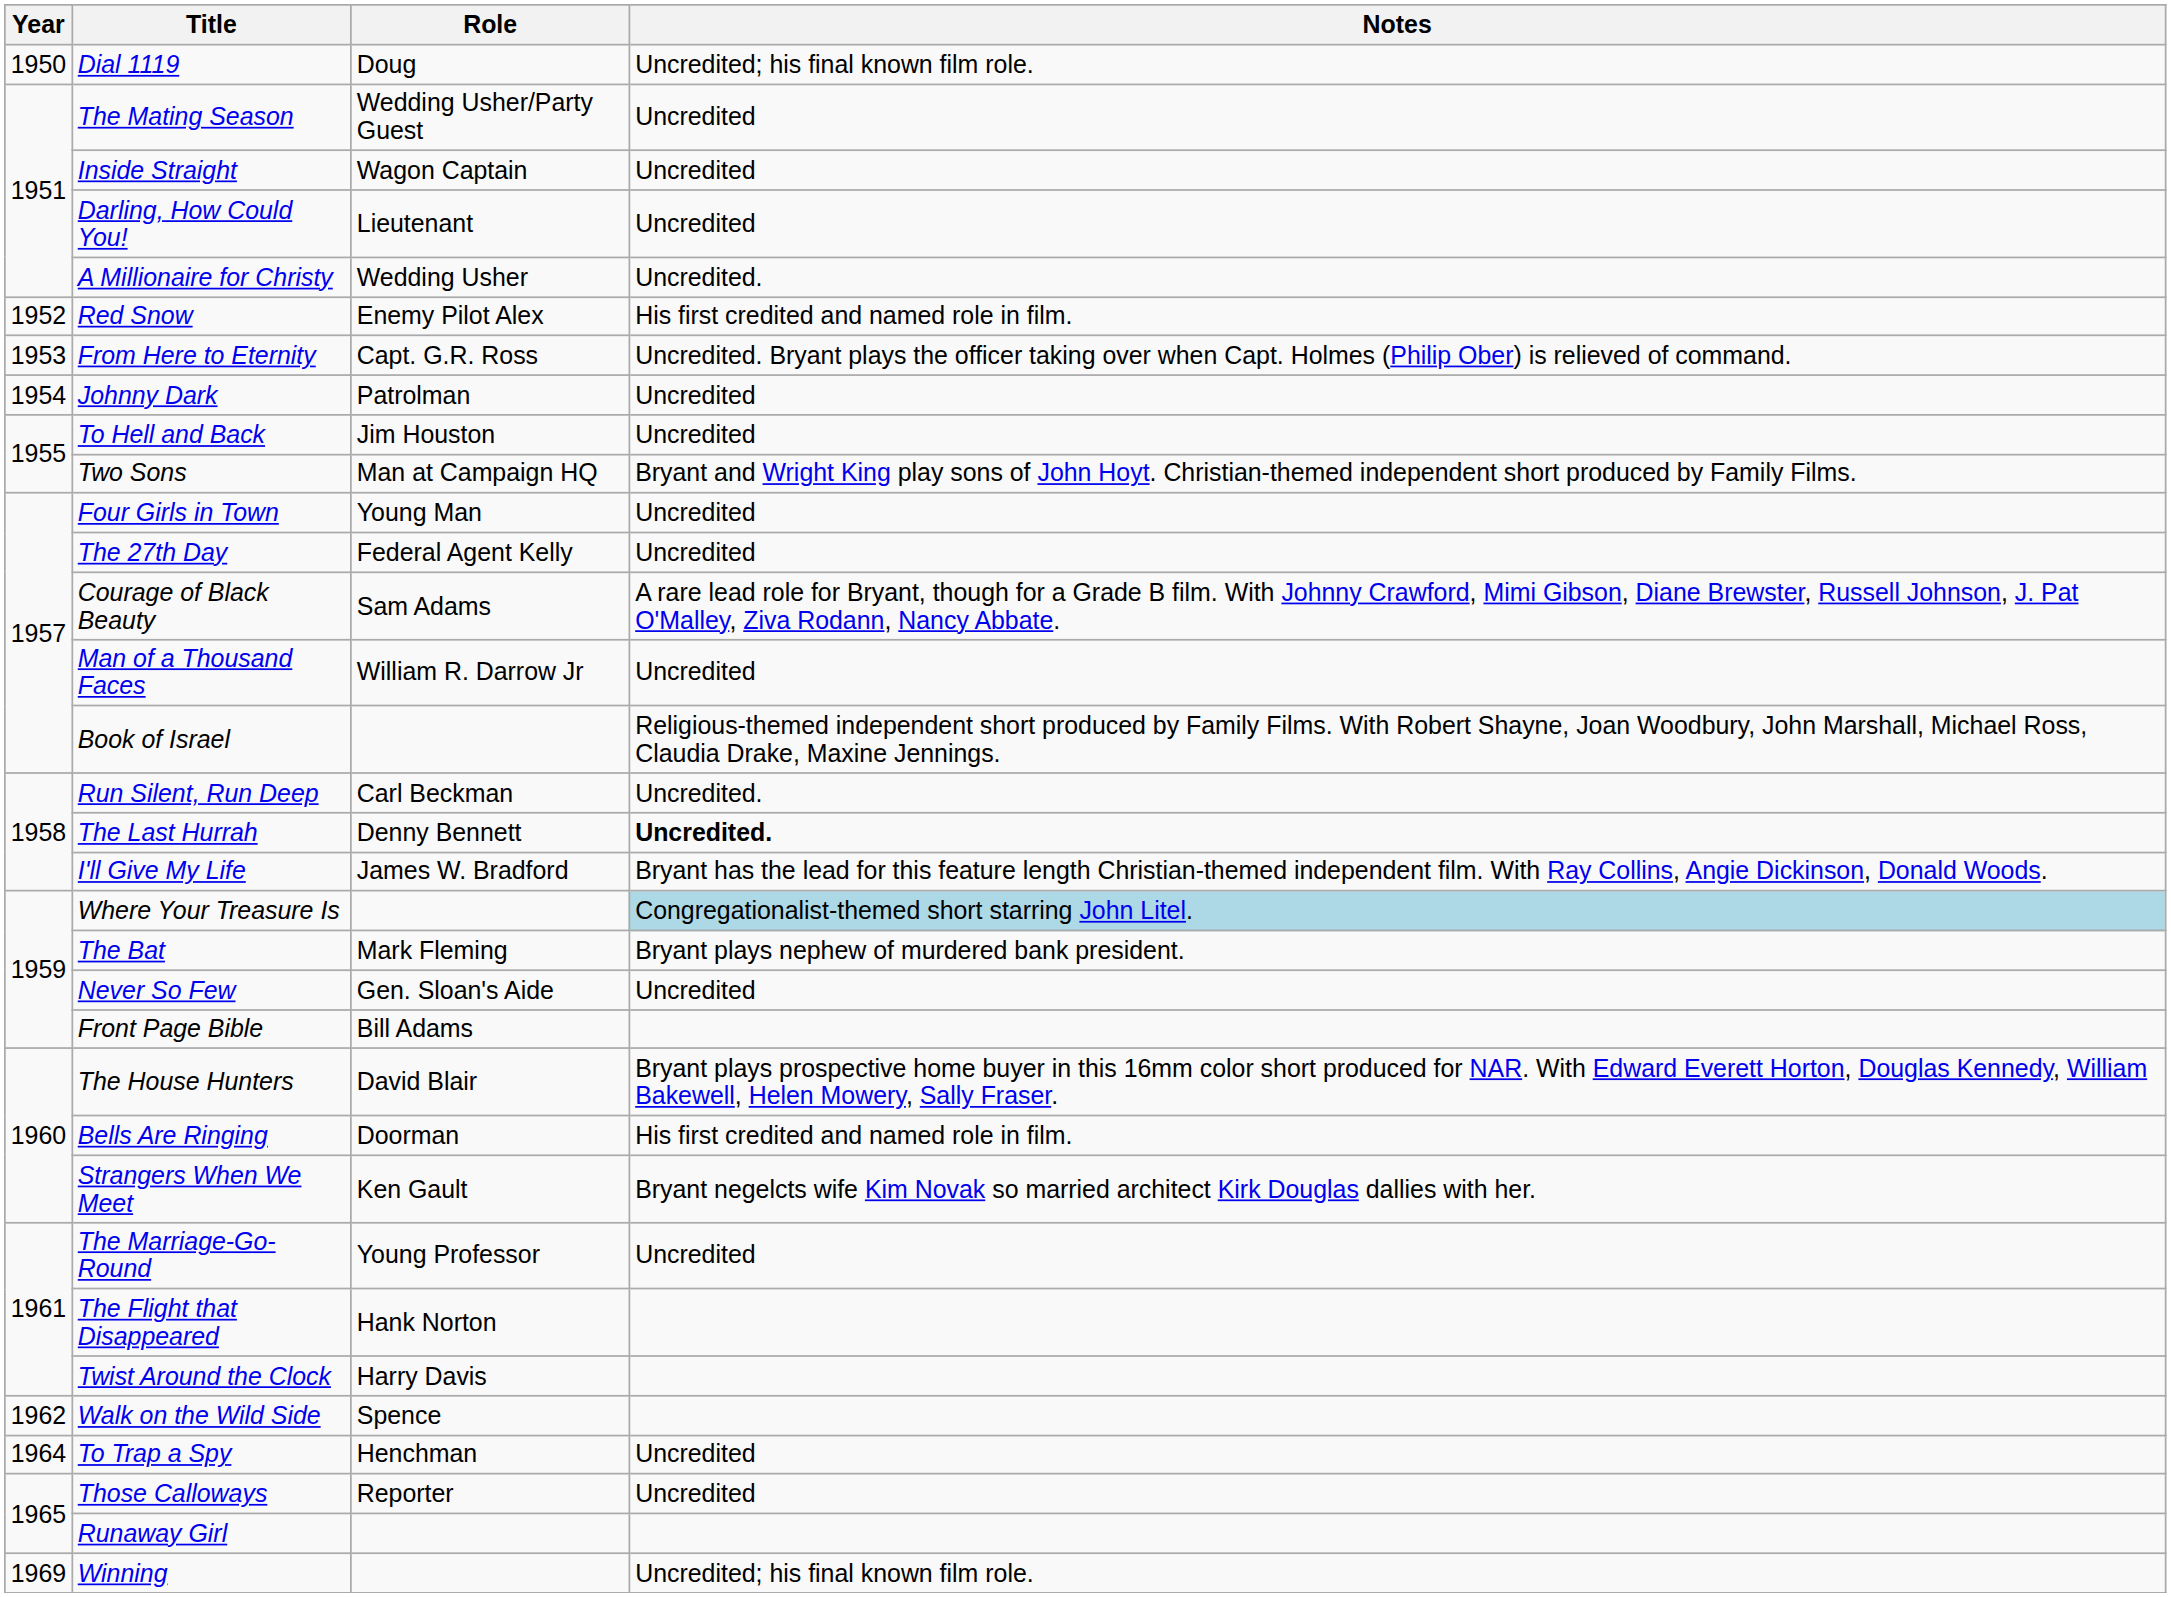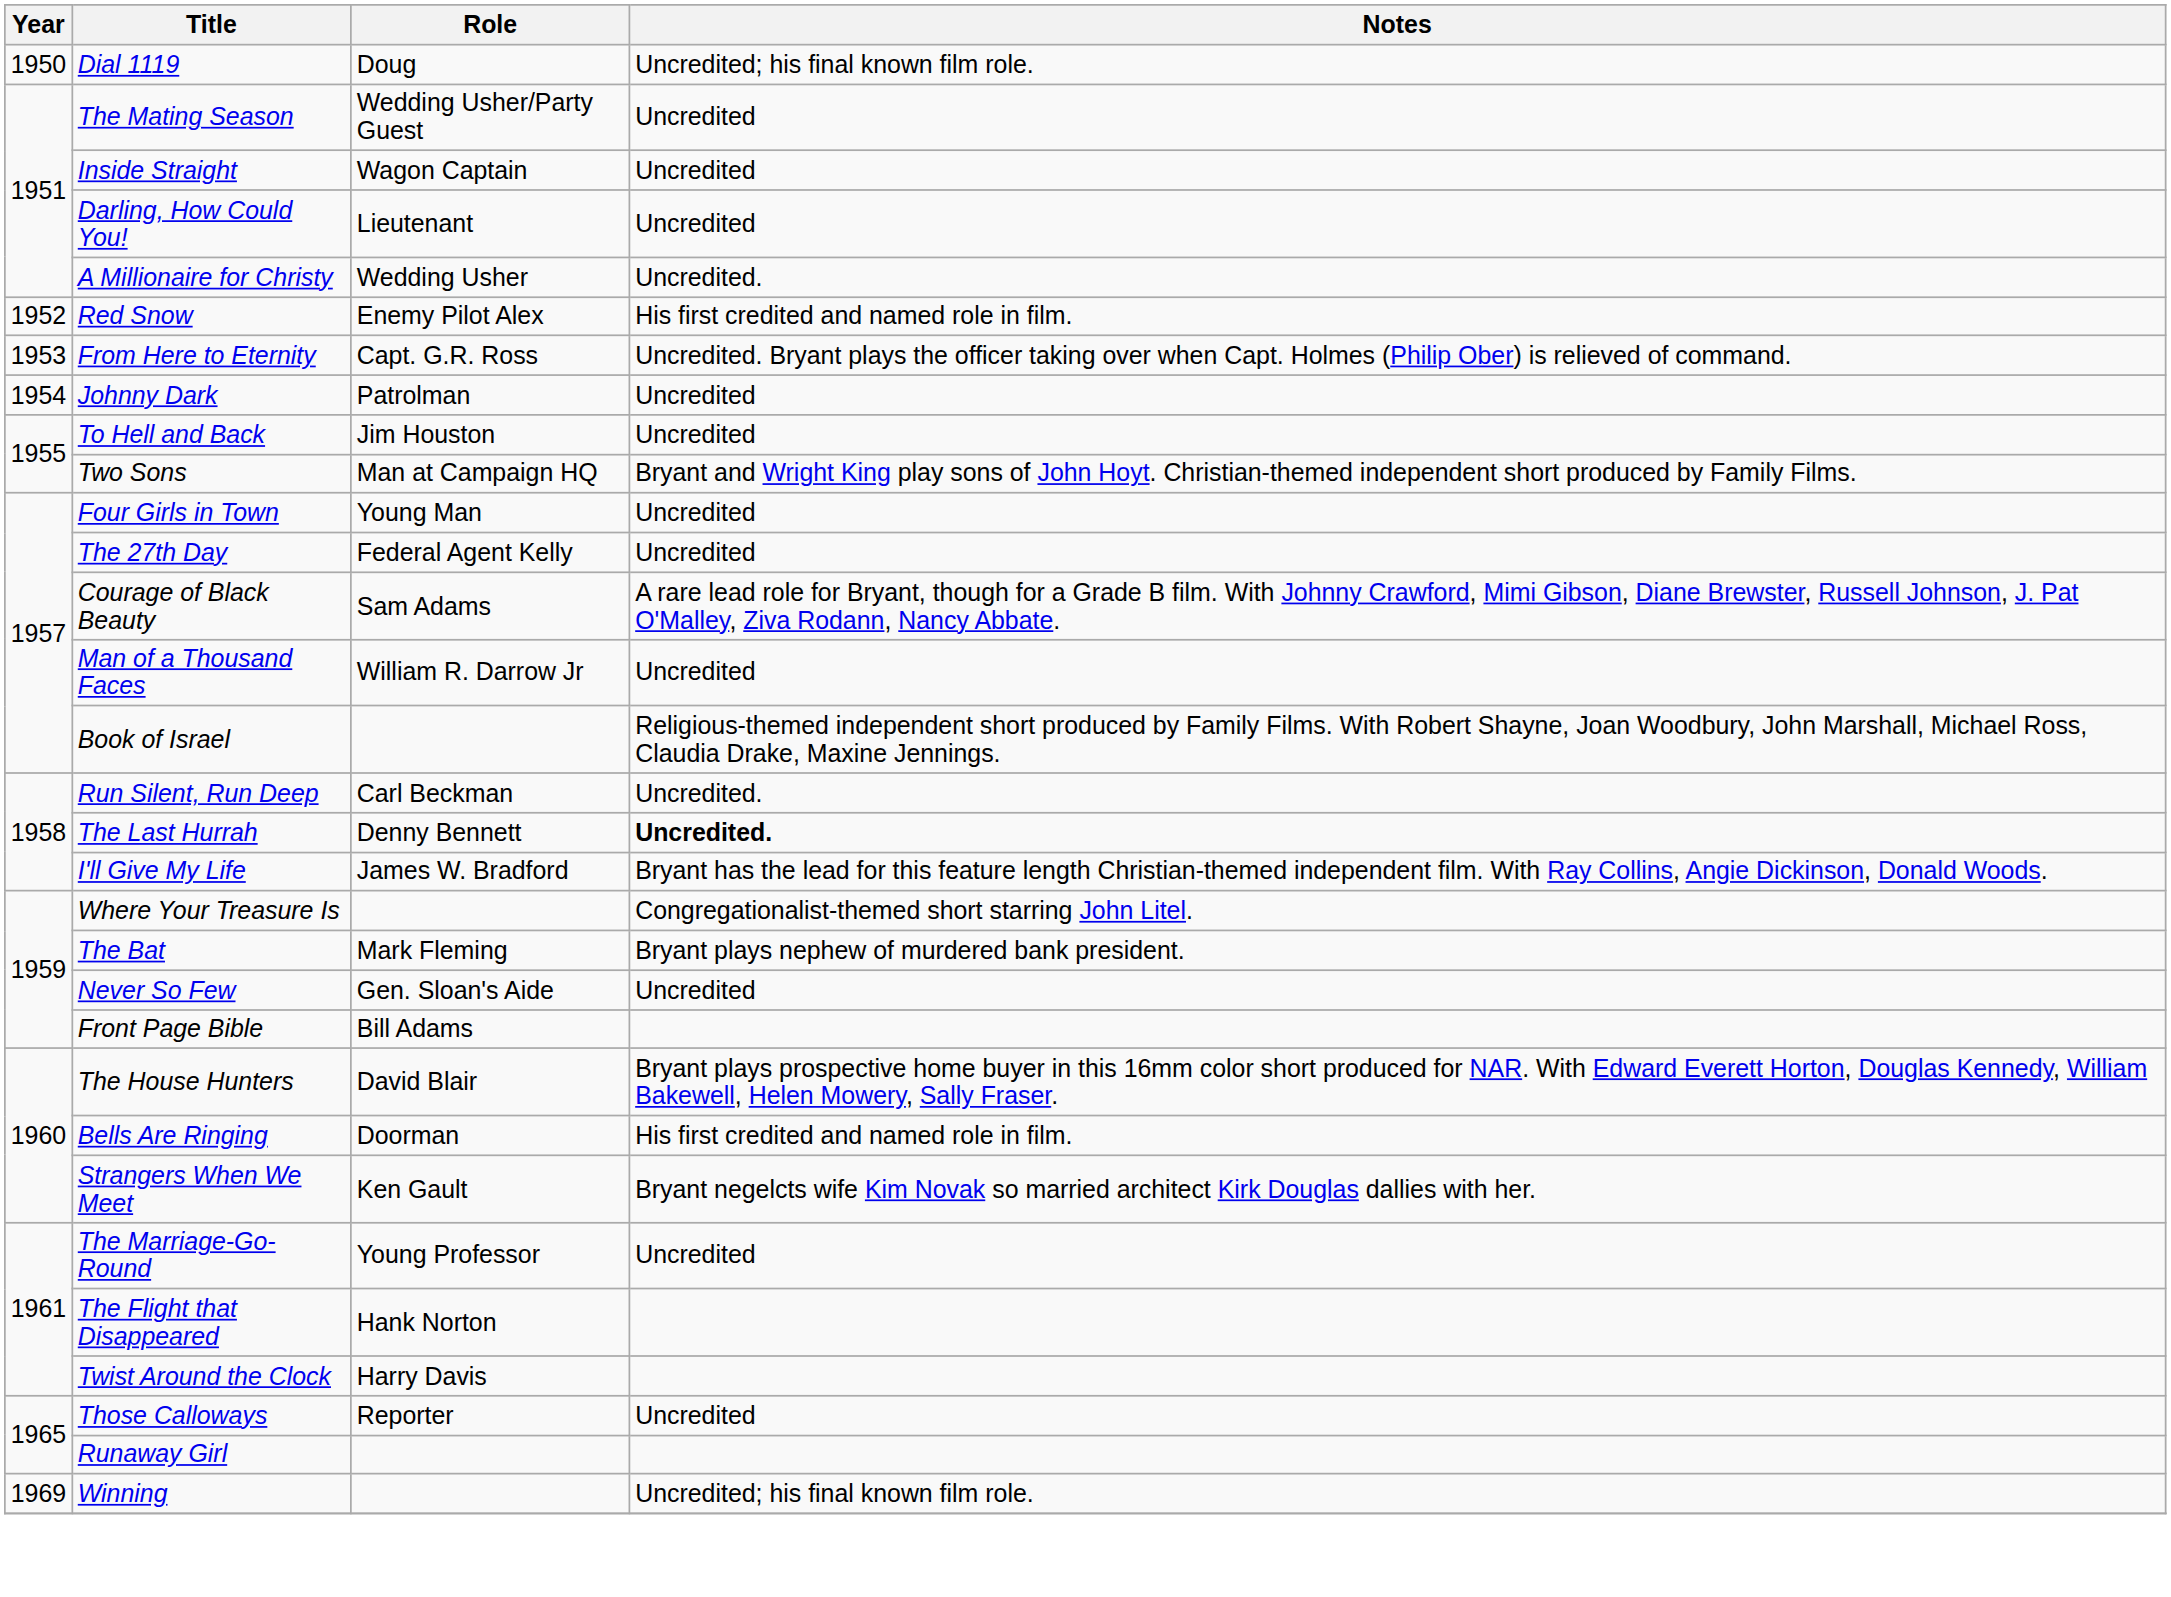(914, 911) lightblue background -> (914, 911) no background
- row: (199, 1415)
- row: (155, 1455)
